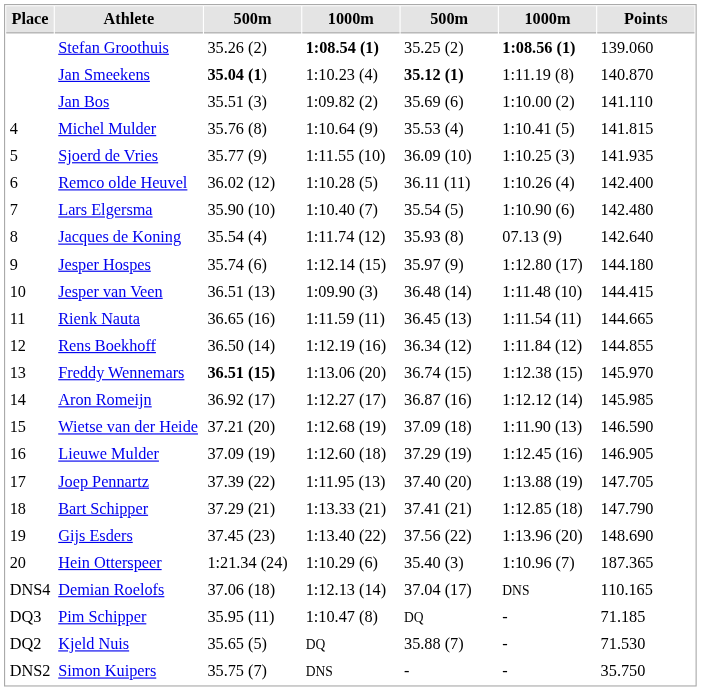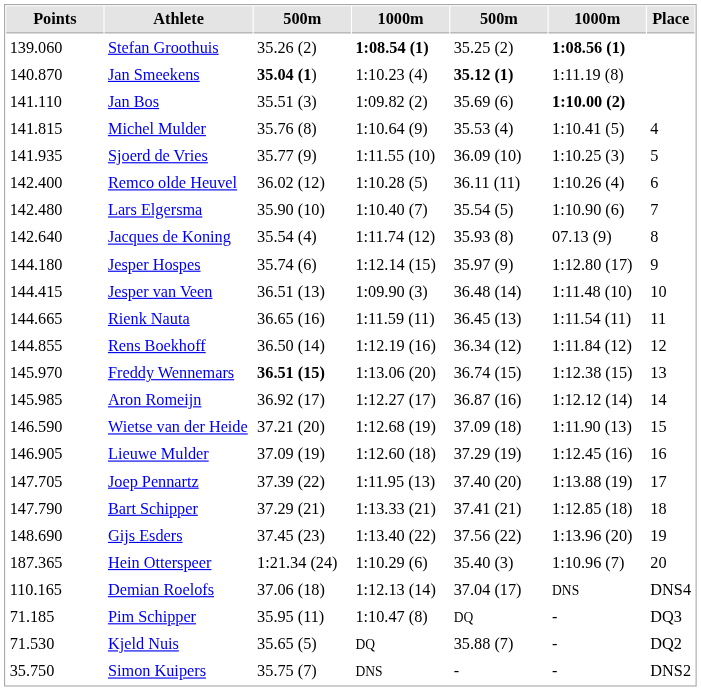columns swapped: (30, 19) <-> (646, 19)
(538, 101) normal -> (589, 101) bold
